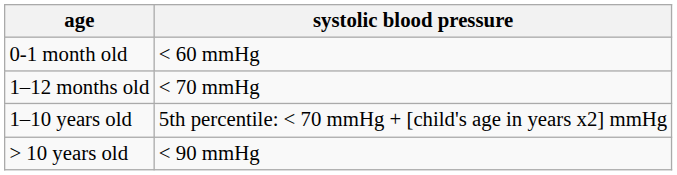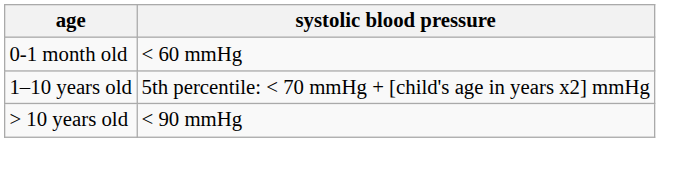- row: (79, 86)
